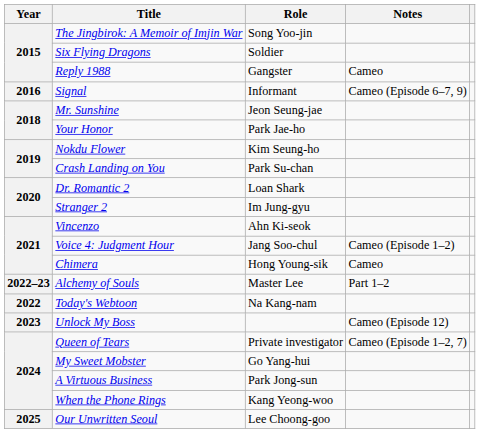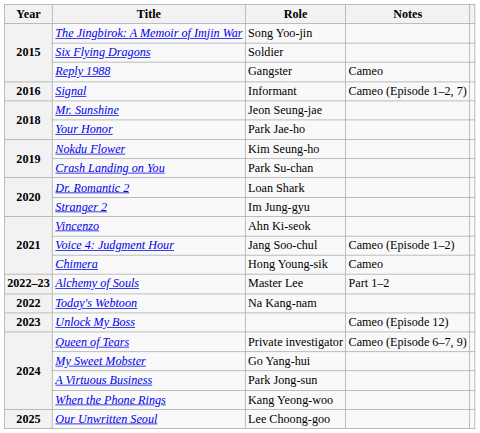(408, 91) Cameo (Episode 6–7, 9) -> (408, 91) Cameo (Episode 1–2, 7)
(408, 341) Cameo (Episode 1–2, 7) -> (408, 341) Cameo (Episode 6–7, 9)
